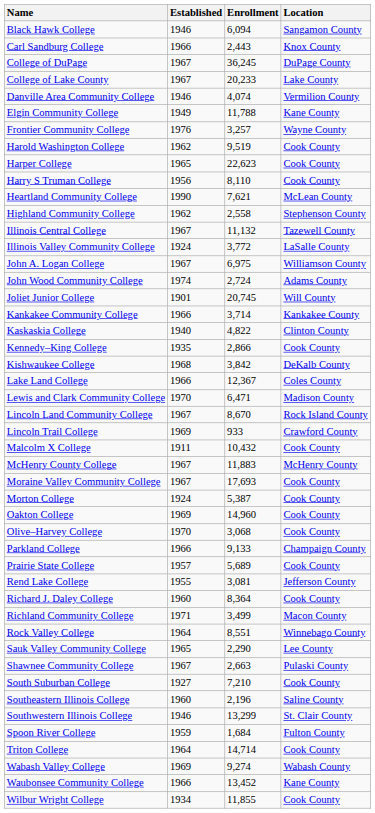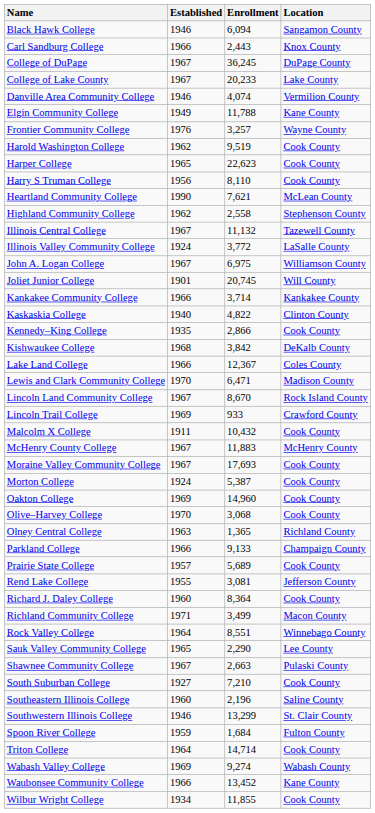- row: (75, 280)
+ row: (54, 532)
